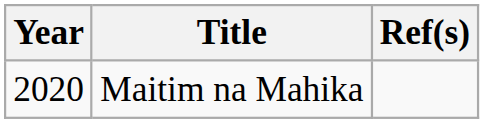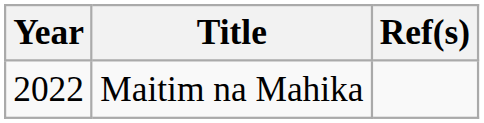(49, 88) 2020 -> (49, 88) 2022
